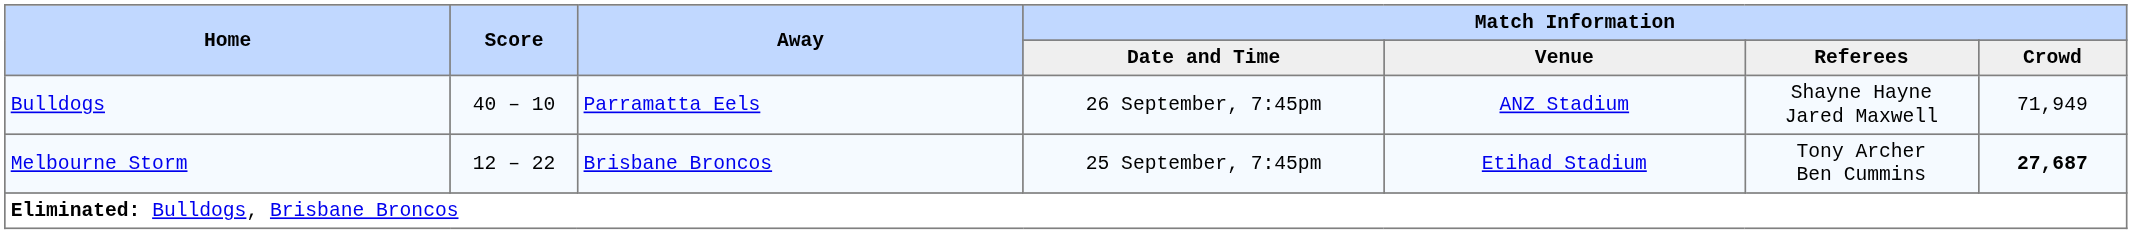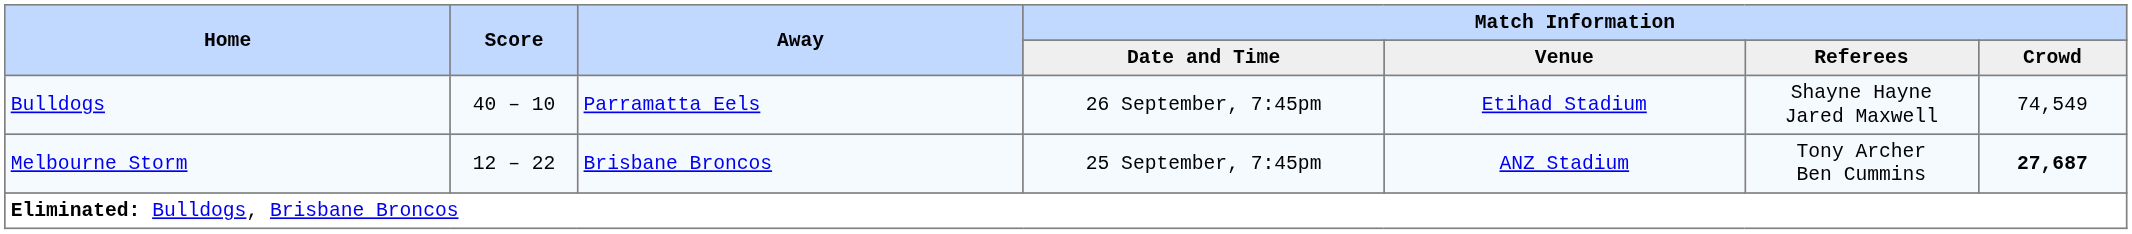(1564, 105) ANZ Stadium -> (1564, 105) Etihad Stadium
(2052, 105) 71,949 -> (2052, 105) 74,549
(1564, 164) Etihad Stadium -> (1564, 164) ANZ Stadium
